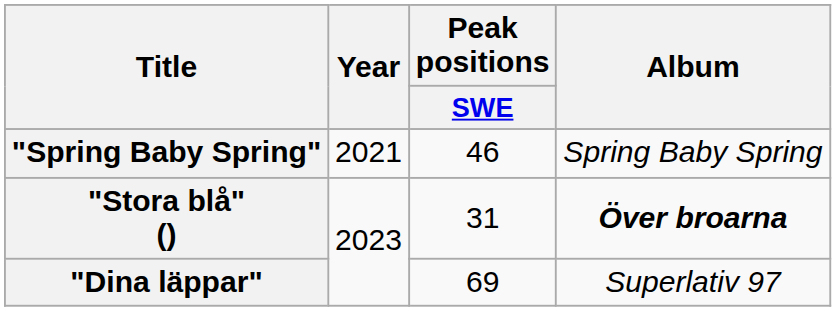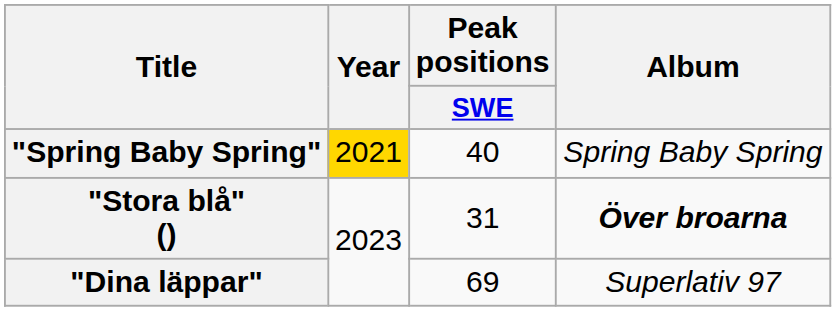(368, 152) no background -> (368, 152) gold background
(483, 152) 46 -> (483, 152) 40
